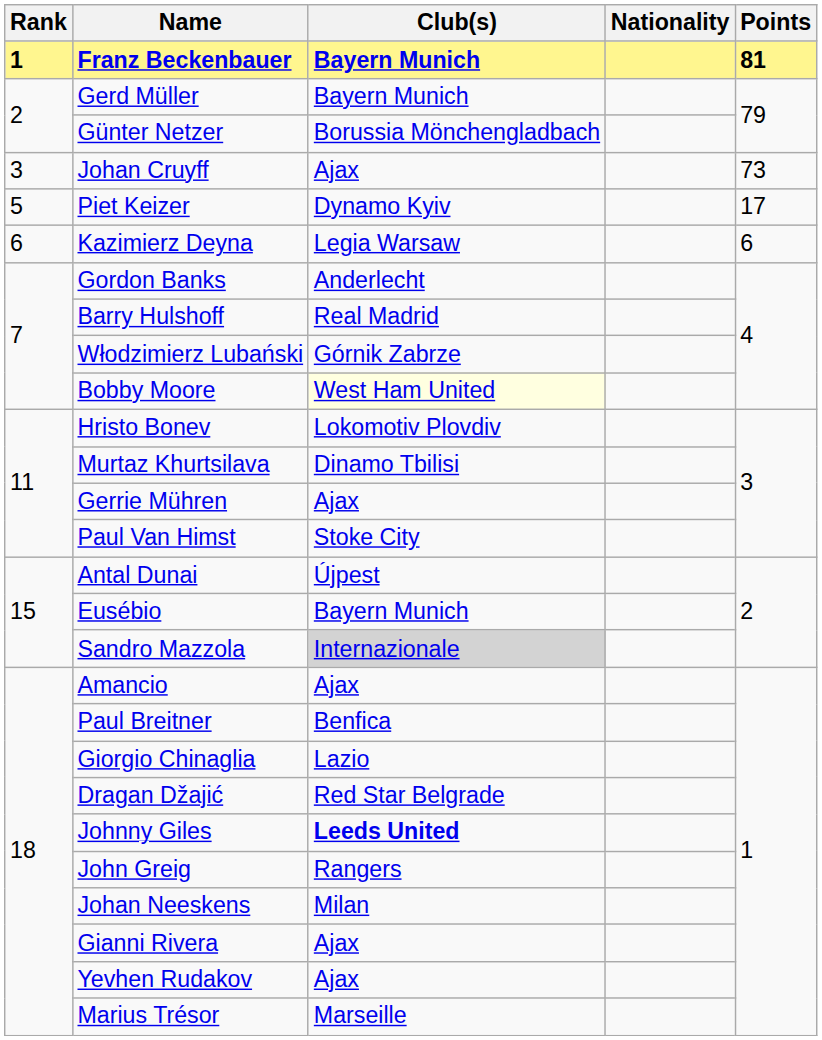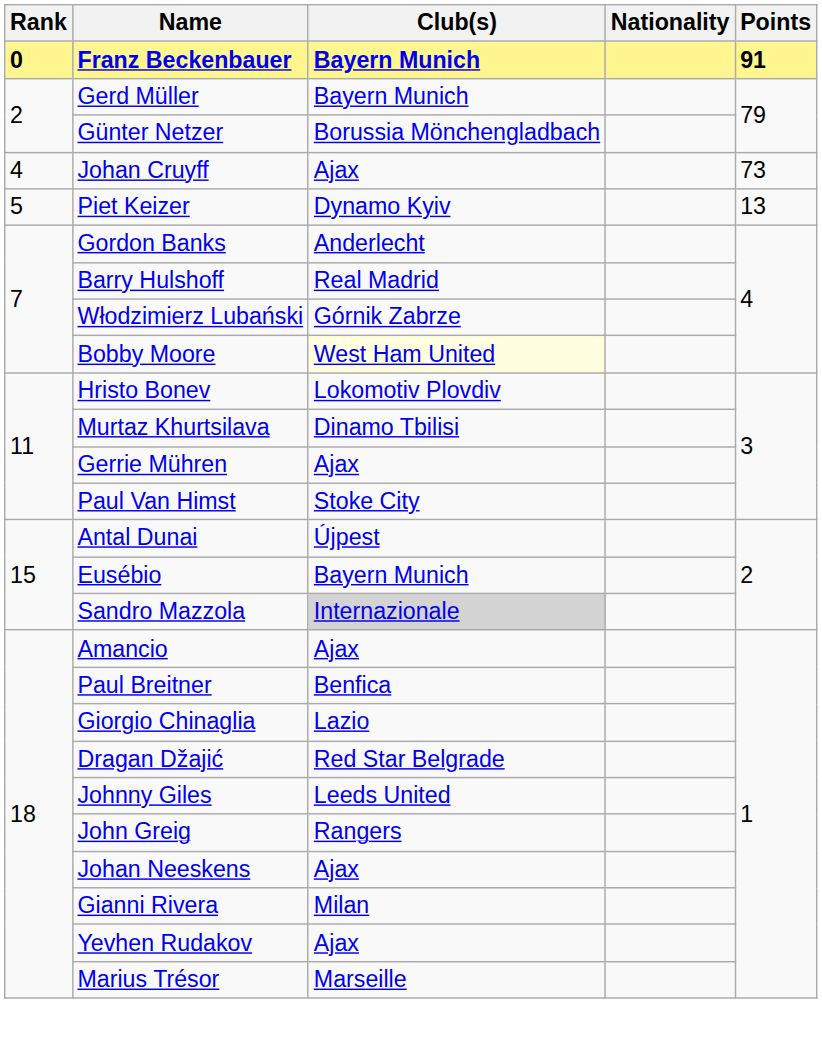(17, 59) 1 -> (17, 59) 0
(753, 59) 81 -> (753, 59) 91
(17, 170) 3 -> (17, 170) 4
(753, 206) 17 -> (753, 206) 13
- row: (165, 243)
(387, 832) bold -> (382, 795) normal
(342, 905) Milan -> (336, 869) Ajax
(336, 942) Ajax -> (342, 905) Milan
